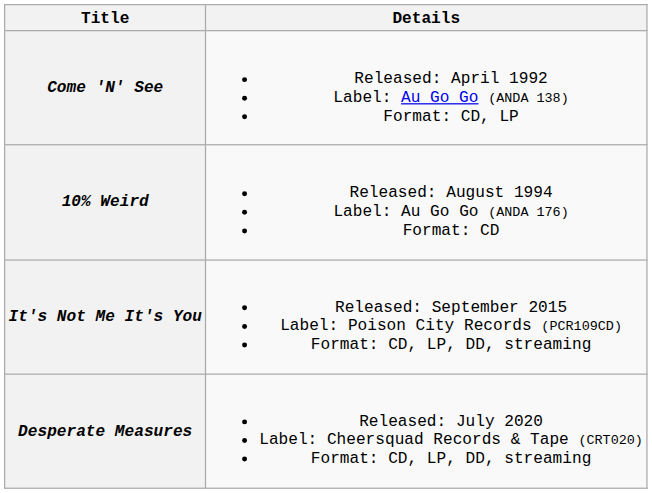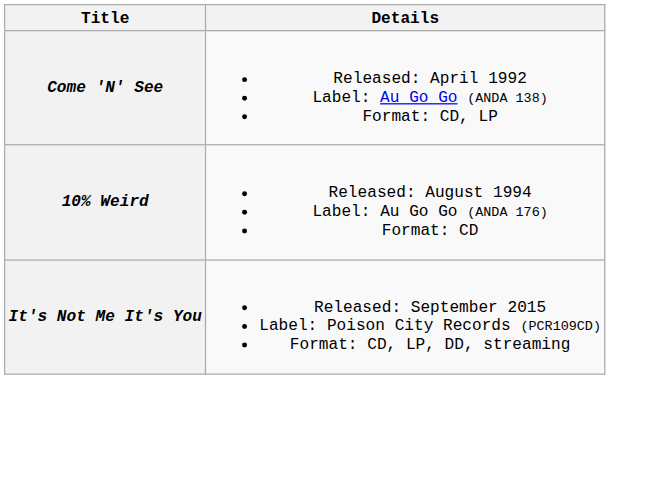- row: (105, 431)
